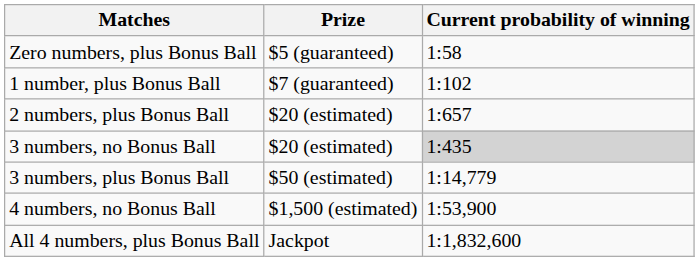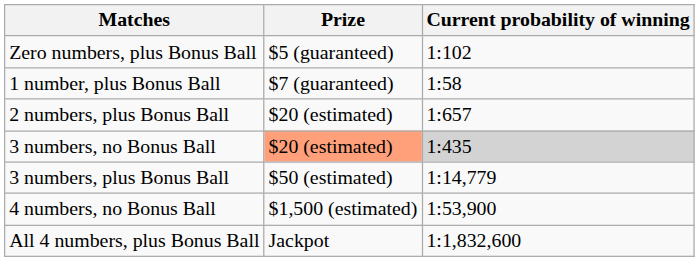(444, 51) 1:58 -> (449, 51) 1:102
(449, 83) 1:102 -> (444, 83) 1:58
(331, 146) no background -> (331, 146) lightsalmon background
